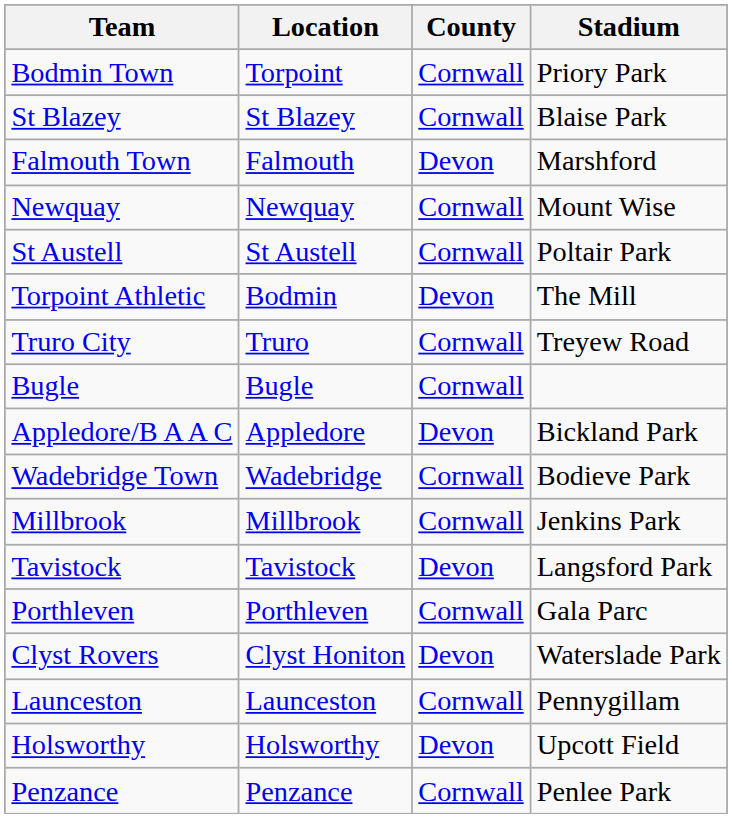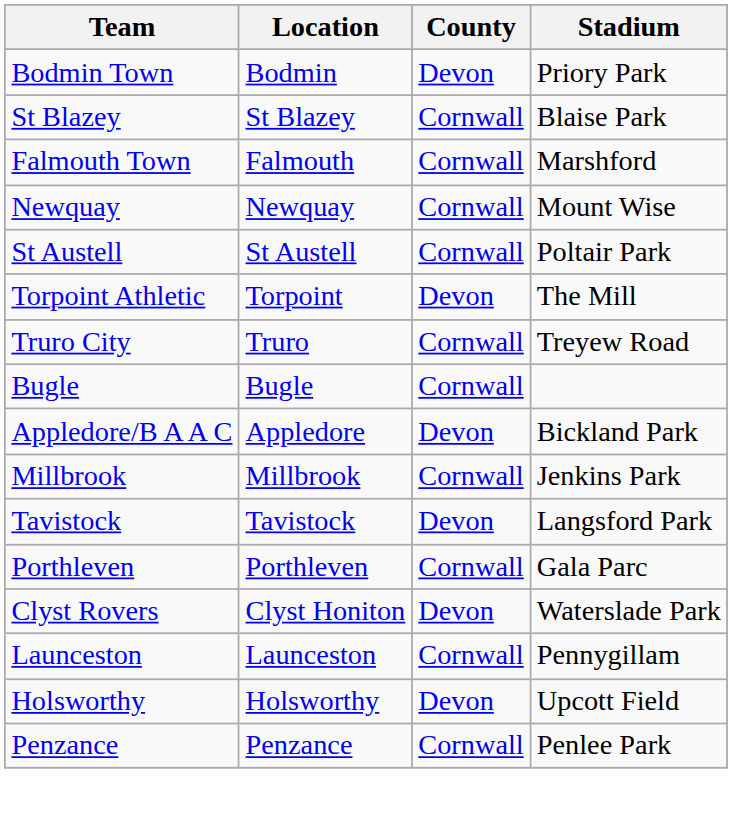(294, 71) Torpoint -> (291, 71) Bodmin
(471, 71) Cornwall -> (456, 71) Devon
(456, 161) Devon -> (471, 161) Cornwall
(291, 296) Bodmin -> (294, 296) Torpoint
- row: (115, 476)
